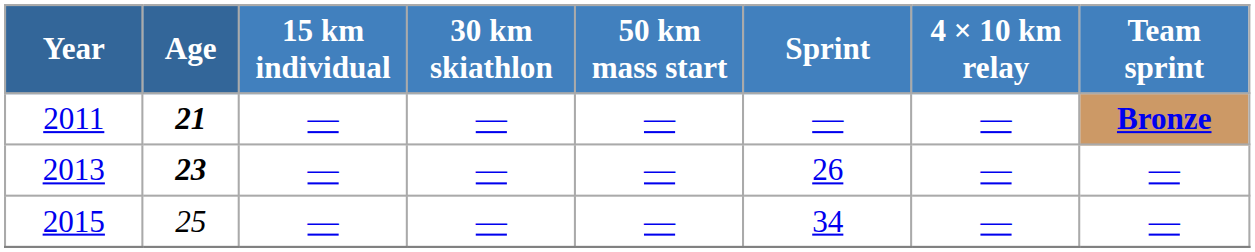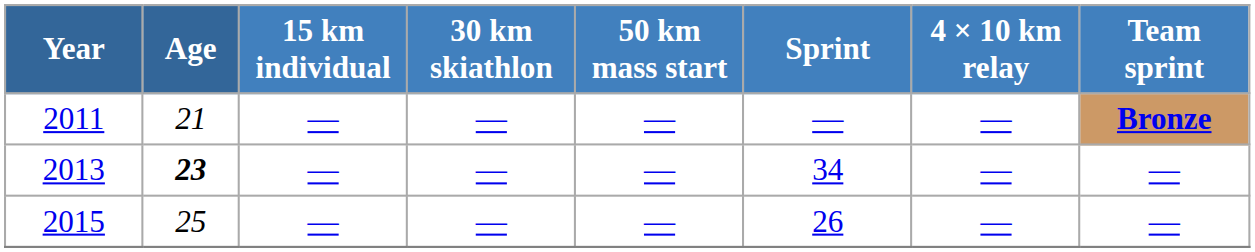(191, 118) bold -> (191, 118) normal
(828, 170) 26 -> (828, 170) 34
(828, 221) 34 -> (828, 221) 26
